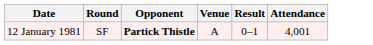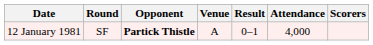+ column: (348, 13)
(298, 31) 4,001 -> (298, 31) 4,000
